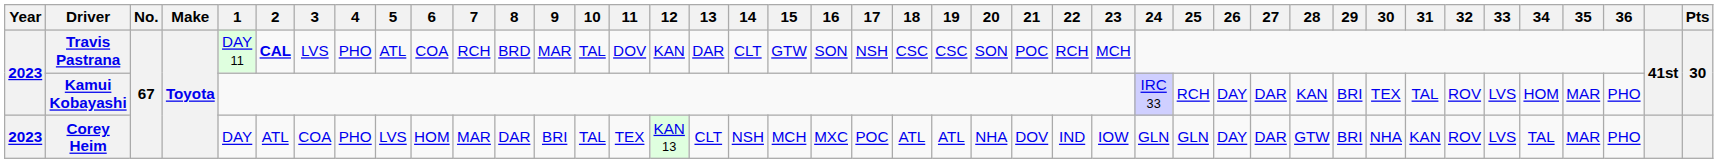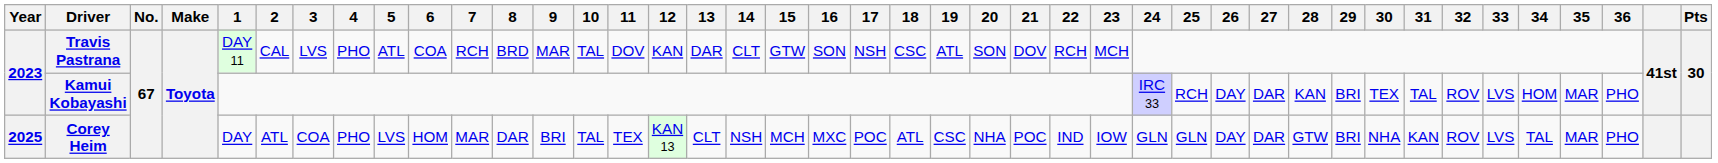(275, 51) bold -> (274, 51) normal
(951, 51) CSC -> (950, 51) ATL
(1032, 51) POC -> (1030, 51) DOV
(25, 137) 2023 -> (25, 137) 2025
(951, 137) ATL -> (950, 137) CSC
(1032, 137) DOV -> (1030, 137) POC
